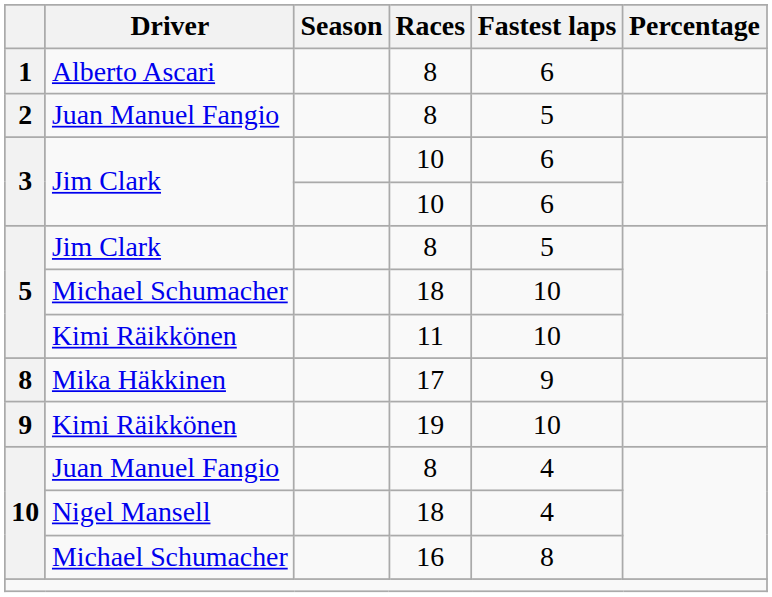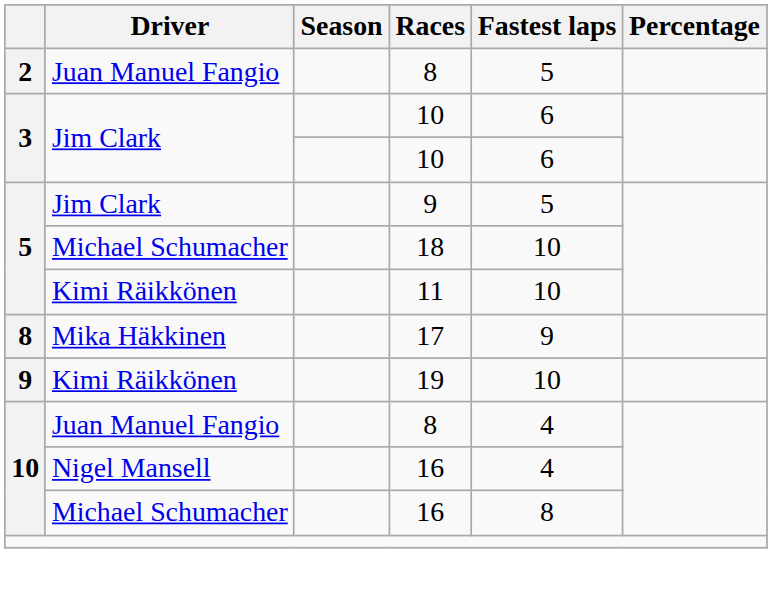- row: (25, 70)
(430, 247) 8 -> (430, 203) 9
(430, 512) 18 -> (430, 468) 16
